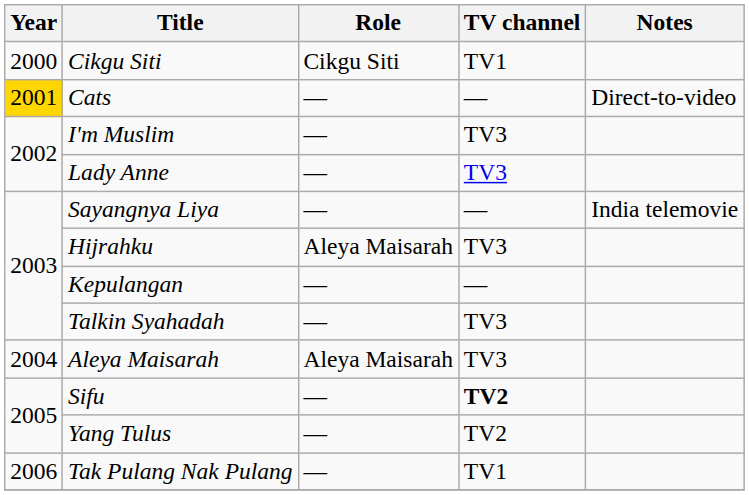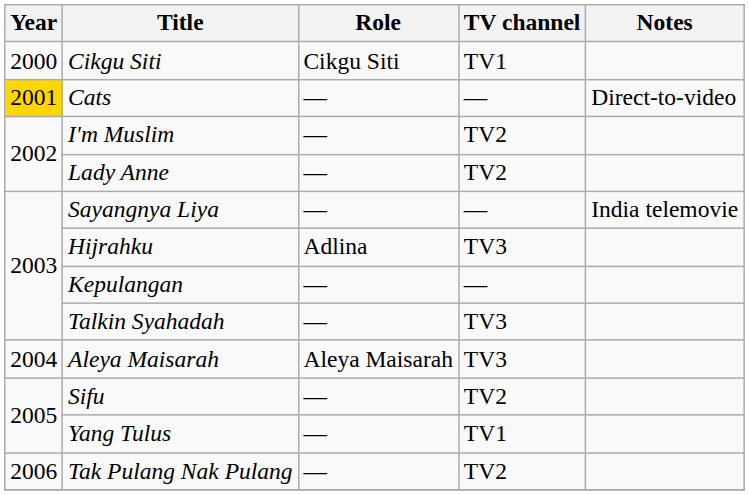(485, 135) TV3 -> (485, 135) TV2
(485, 172) TV3 -> (485, 172) TV2
(378, 246) Aleya Maisarah -> (335, 246) Adlina
(486, 396) bold -> (485, 396) normal
(485, 433) TV2 -> (485, 433) TV1
(485, 470) TV1 -> (485, 470) TV2
